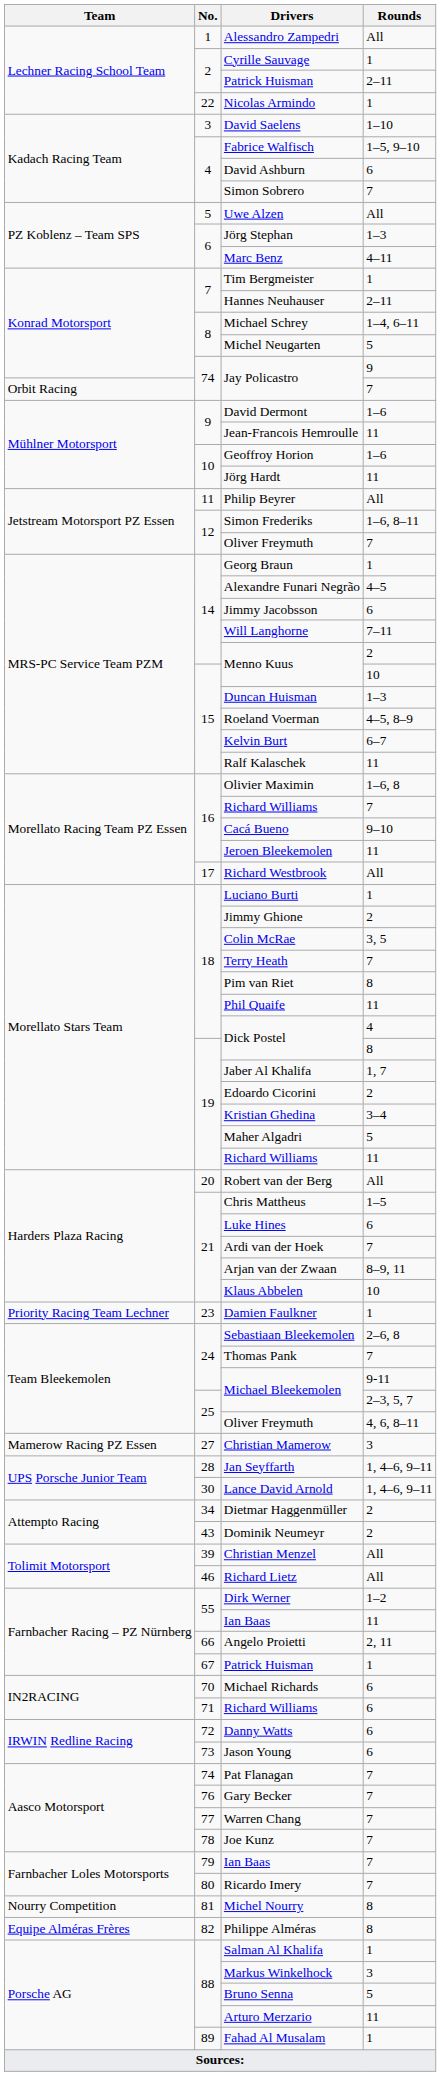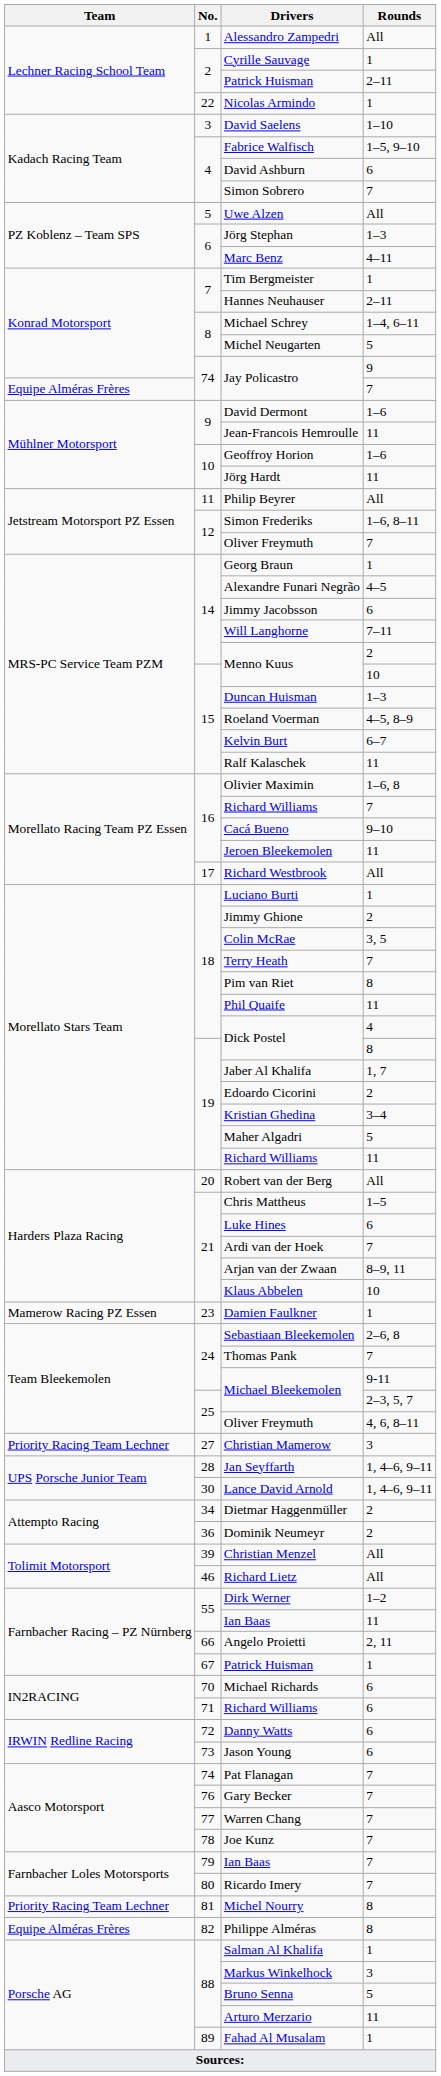(42, 388) Orbit Racing -> (69, 388) Equipe Alméras Frères
(88, 1312) Priority Racing Team Lechner -> (82, 1312) Mamerow Racing PZ Essen
(82, 1444) Mamerow Racing PZ Essen -> (88, 1444) Priority Racing Team Lechner
(208, 1532) 43 -> (208, 1532) 36
(62, 1906) Nourry Competition -> (88, 1906) Priority Racing Team Lechner
